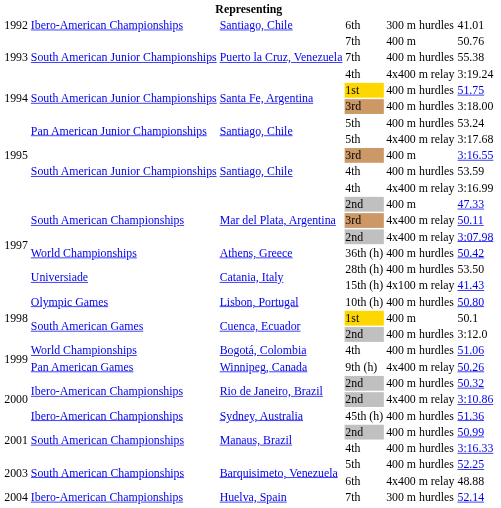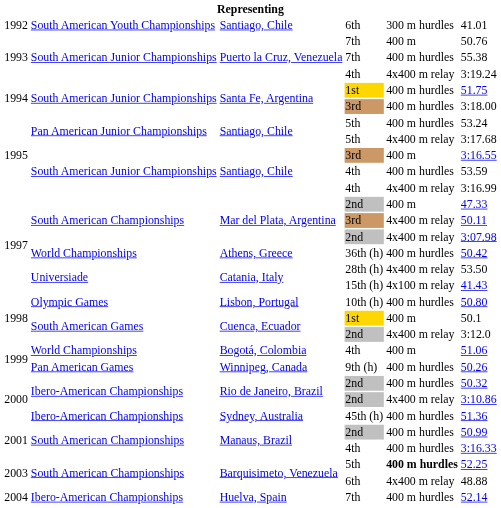(107, 25) Ibero-American Championships -> (123, 25) South American Youth Championships
(420, 269) 400 m hurdles -> (420, 269) 4x400 m relay
(420, 334) 400 m hurdles -> (420, 334) 4x400 m relay
(420, 350) 400 m hurdles -> (401, 350) 400 m
(420, 367) 4x400 m relay -> (420, 367) 400 m hurdles
(420, 464) normal -> (422, 464) bold
(420, 497) 300 m hurdles -> (420, 497) 400 m hurdles
